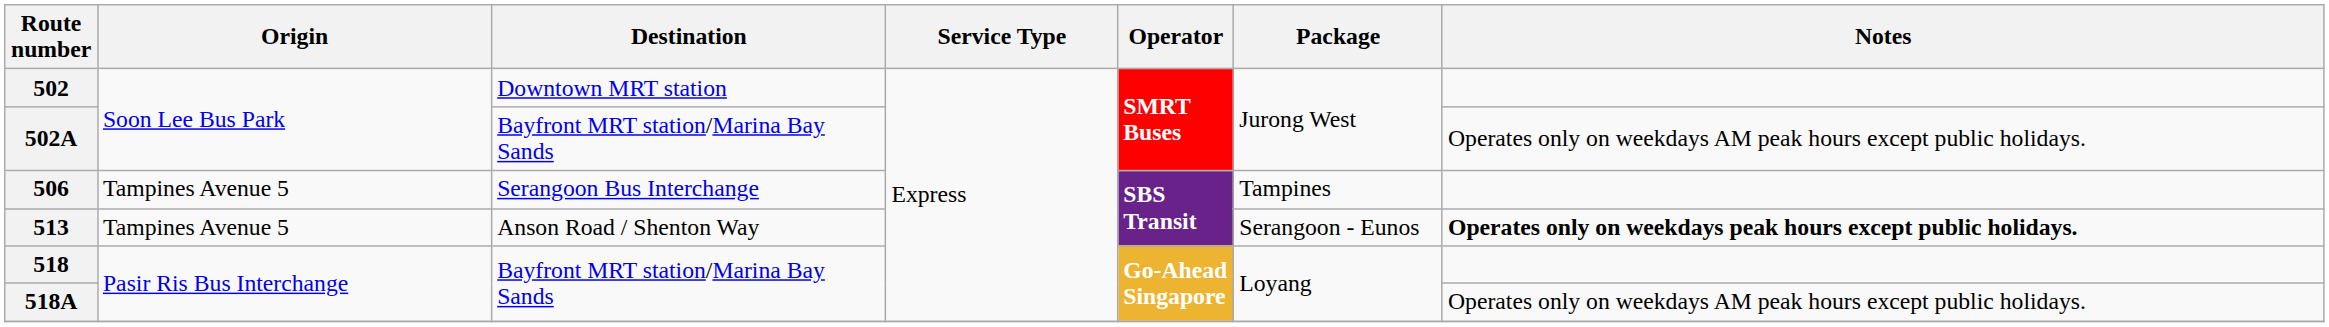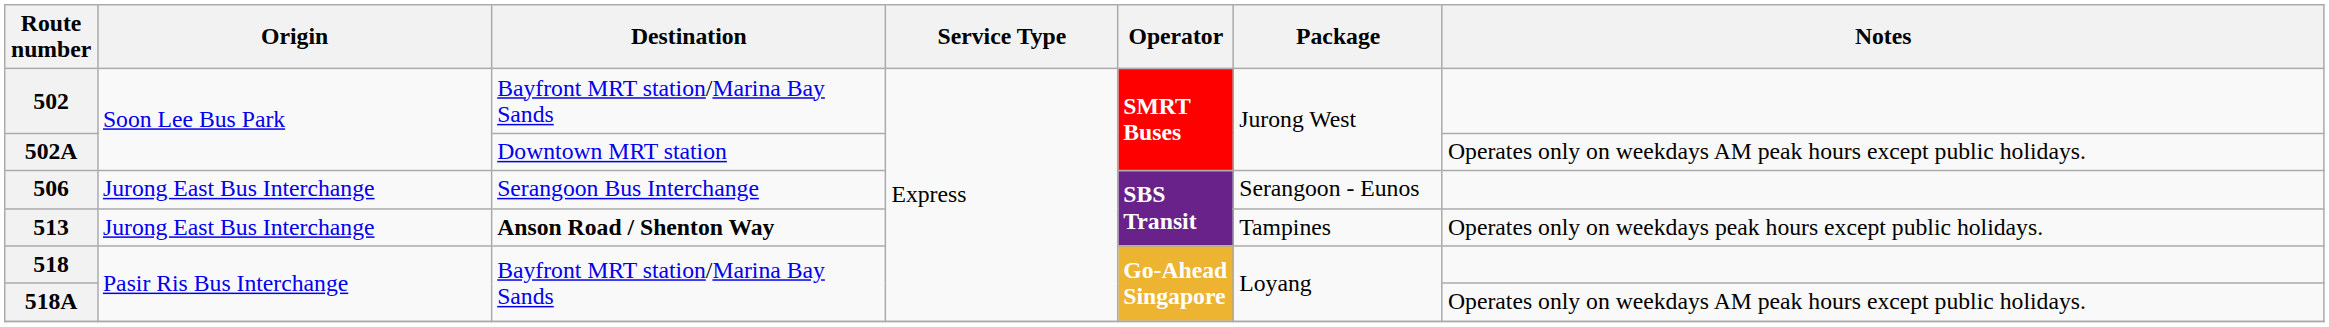(612, 87) Downtown MRT station -> (661, 100) Bayfront MRT station/Marina Bay Sands
(661, 138) Bayfront MRT station/Marina Bay Sands -> (612, 151) Downtown MRT station
(196, 189) Tampines Avenue 5 -> (239, 189) Jurong East Bus Interchange
(1285, 189) Tampines -> (1329, 189) Serangoon - Eunos
(196, 226) Tampines Avenue 5 -> (239, 226) Jurong East Bus Interchange
(628, 226) normal -> (636, 226) bold
(1329, 226) Serangoon - Eunos -> (1285, 226) Tampines
(1763, 226) bold -> (1746, 226) normal
